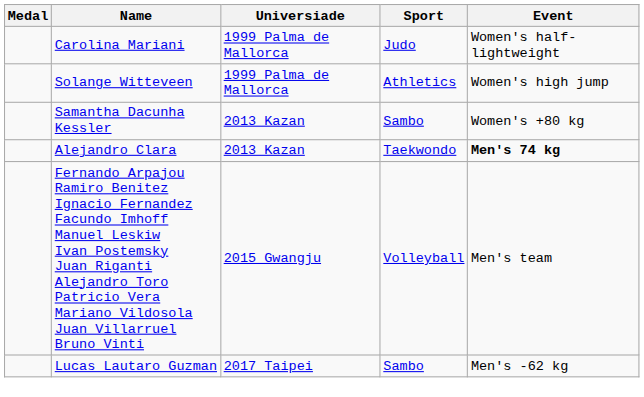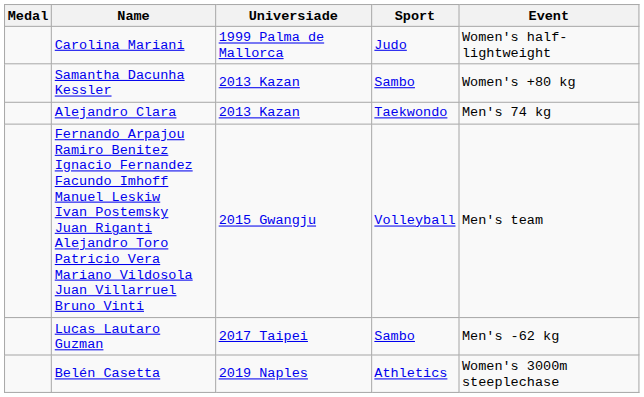- row: (124, 83)
(516, 150) bold -> (507, 113) normal
+ row: (107, 374)
